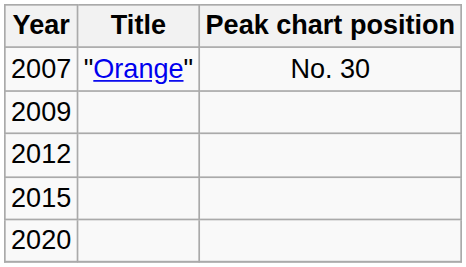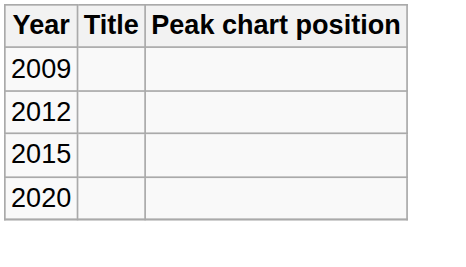- row: (41, 68)
